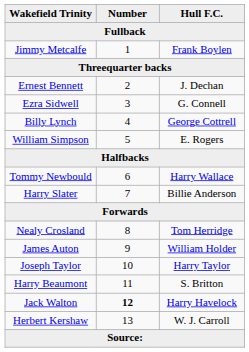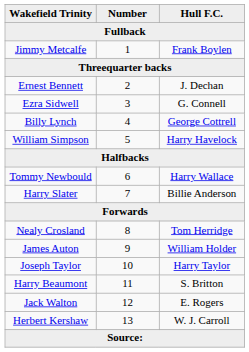(202, 140) E. Rogers -> (202, 140) Harry Havelock
(127, 302) bold -> (127, 302) normal
(202, 302) Harry Havelock -> (202, 302) E. Rogers
